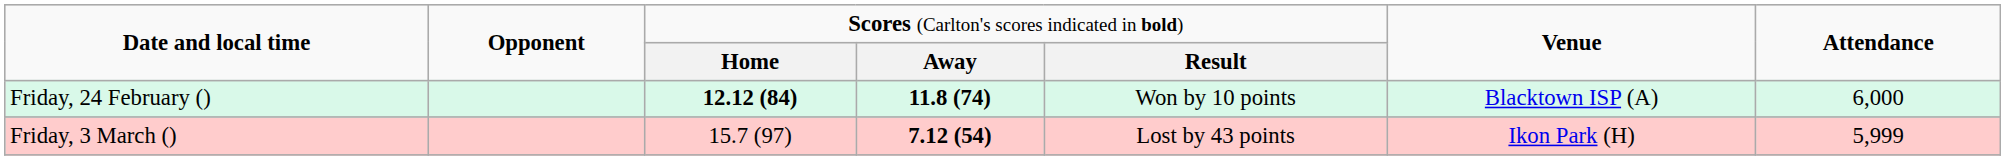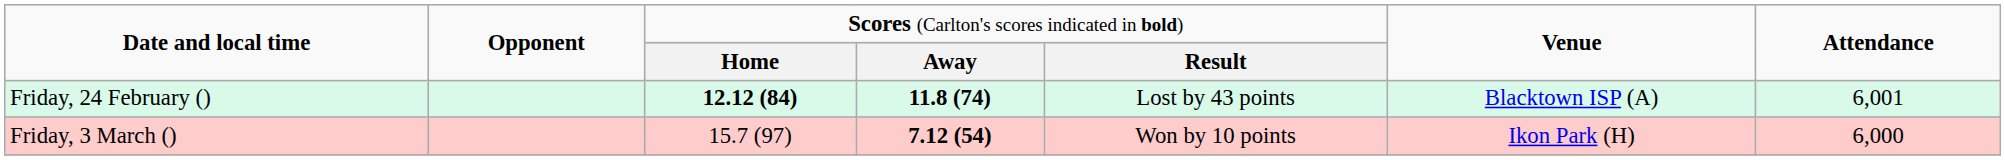(1216, 98) Won by 10 points -> (1216, 98) Lost by 43 points
(1878, 98) 6,000 -> (1878, 98) 6,001
(1216, 136) Lost by 43 points -> (1216, 136) Won by 10 points
(1878, 136) 5,999 -> (1878, 136) 6,000
